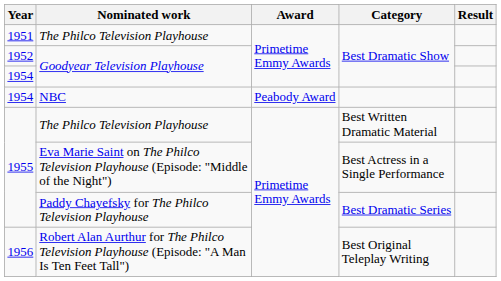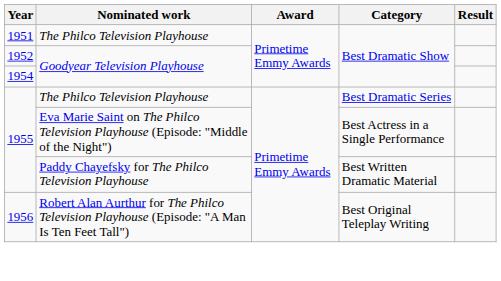- row: (20, 96)
(389, 124) Best Written Dramatic Material -> (396, 96) Best Dramatic Series
(396, 209) Best Dramatic Series -> (389, 174) Best Written Dramatic Material
